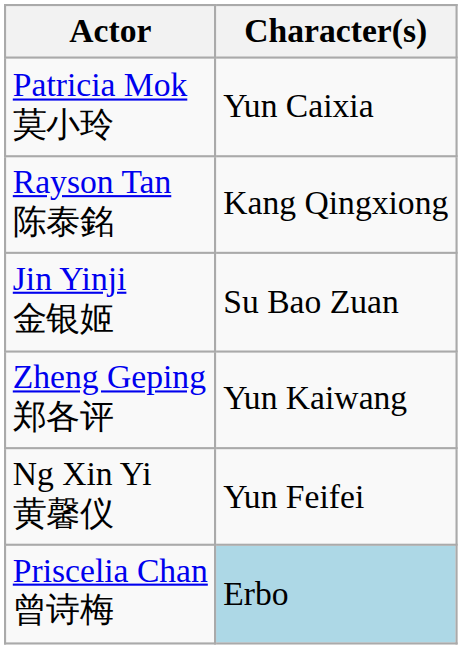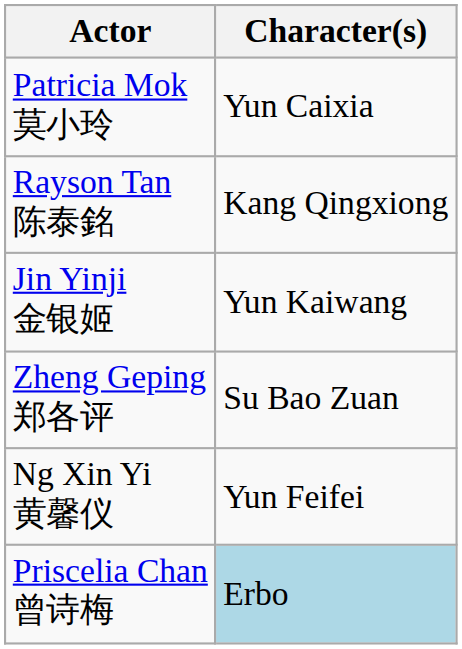(311, 301) Su Bao Zuan -> (315, 301) Yun Kaiwang
(315, 398) Yun Kaiwang -> (311, 398) Su Bao Zuan
